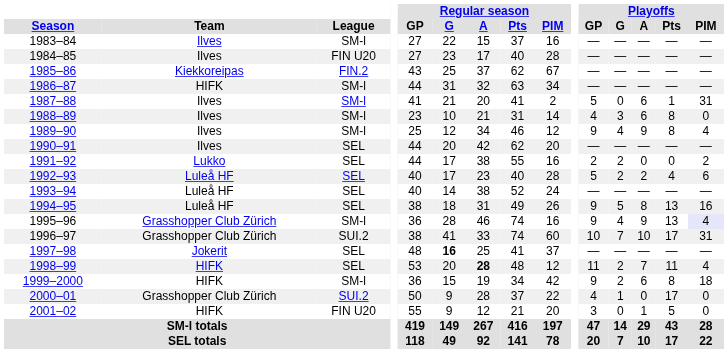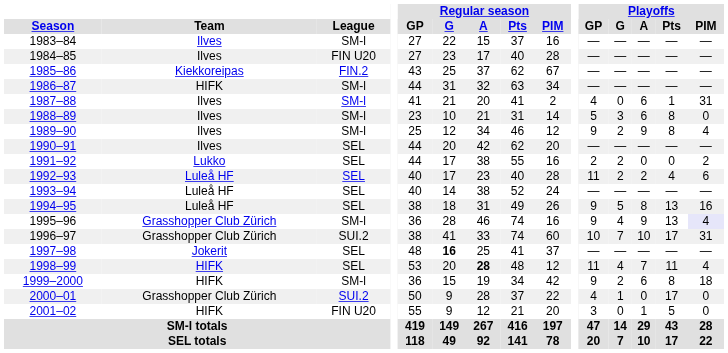(594, 101) 5 -> (594, 101) 4
(594, 116) 4 -> (594, 116) 5
(620, 131) 4 -> (620, 131) 2
(594, 176) 5 -> (594, 176) 11
(620, 266) 2 -> (620, 266) 4
